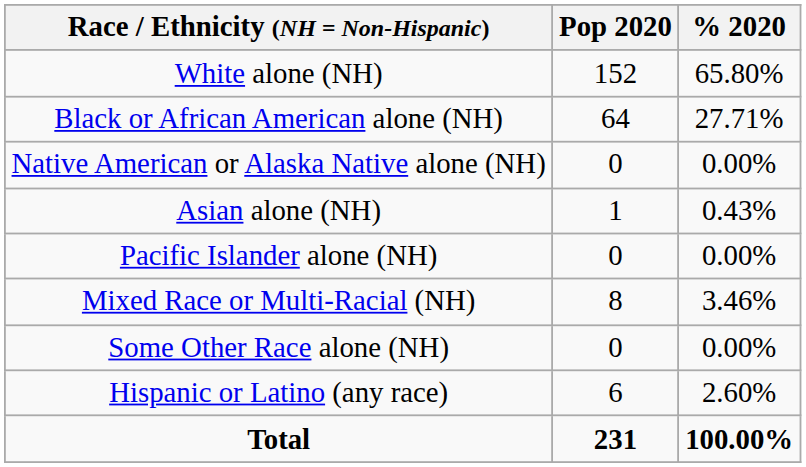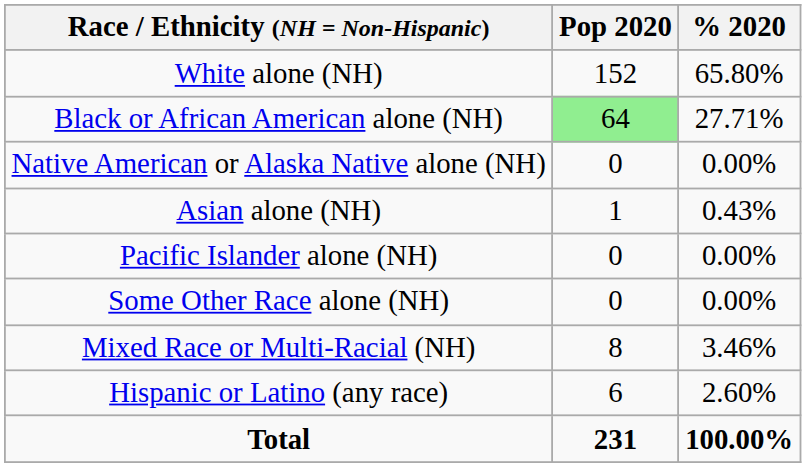(615, 118) no background -> (615, 118) lightgreen background
rows swapped: (279, 347) <-> (279, 301)
